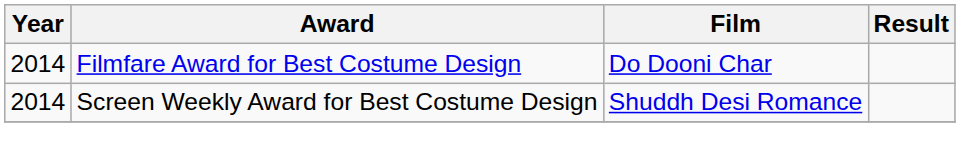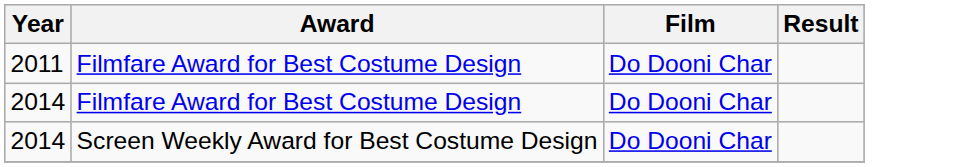+ row: (37, 63)
(736, 102) Shuddh Desi Romance -> (690, 141) Do Dooni Char
